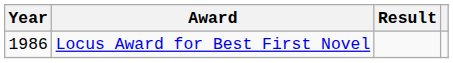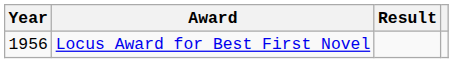(28, 45) 1986 -> (28, 45) 1956
